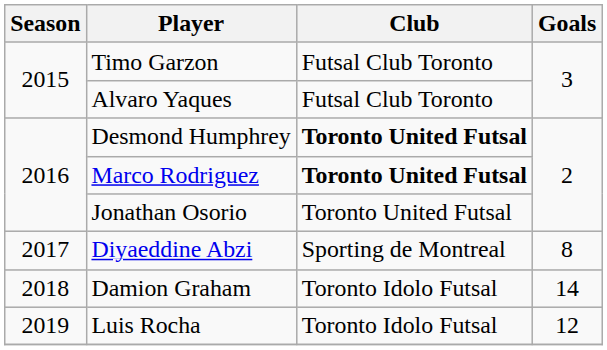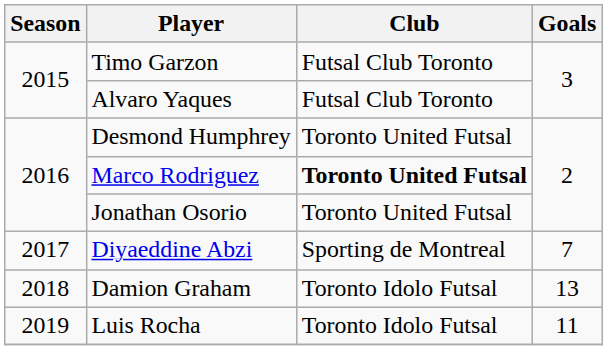(414, 136) bold -> (407, 136) normal
(567, 250) 8 -> (567, 250) 7
(567, 288) 14 -> (567, 288) 13
(567, 325) 12 -> (567, 325) 11
